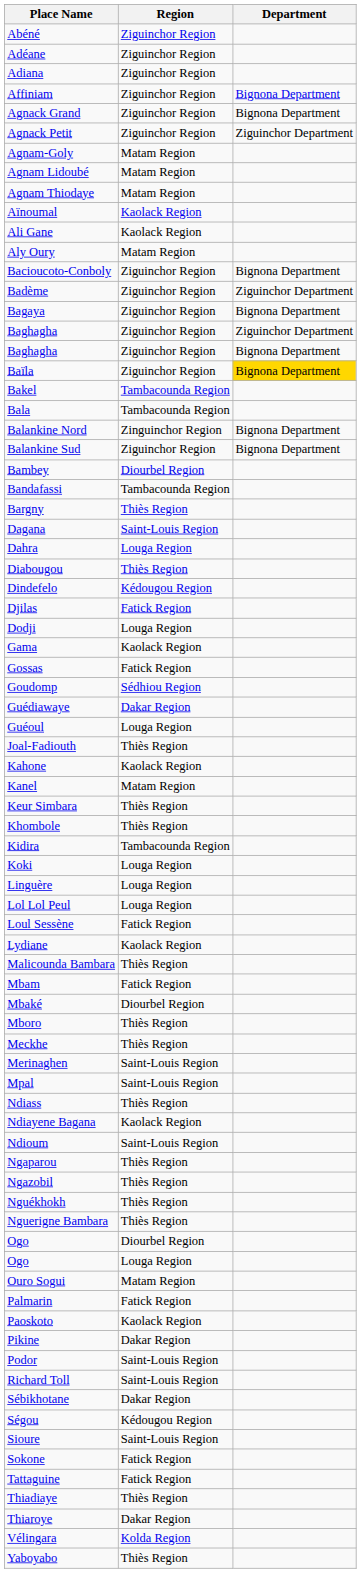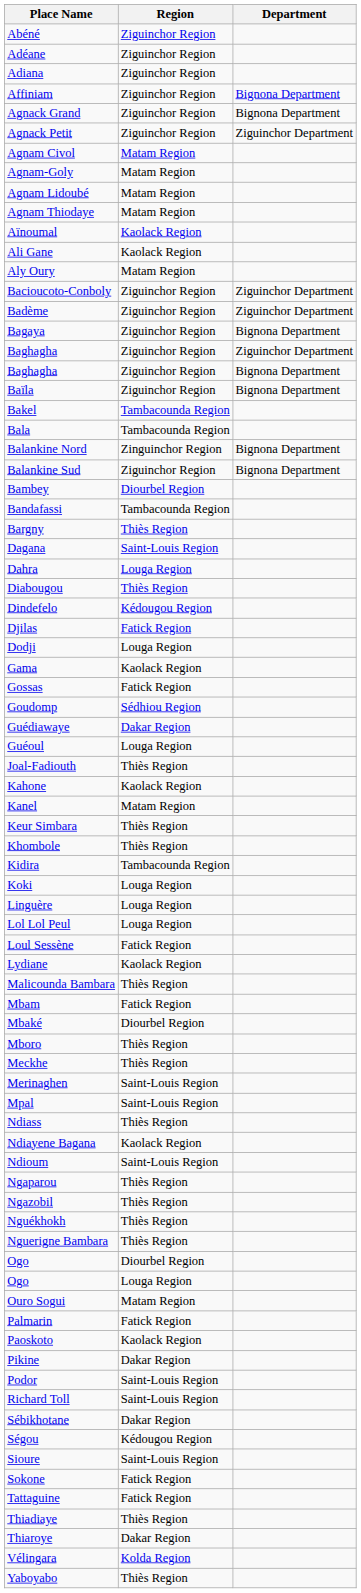+ row: (41, 152)
(288, 271) Bignona Department -> (294, 291) Ziguinchor Department
(288, 370) gold background -> (288, 390) no background
